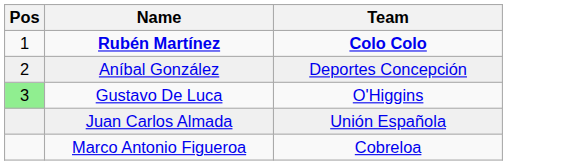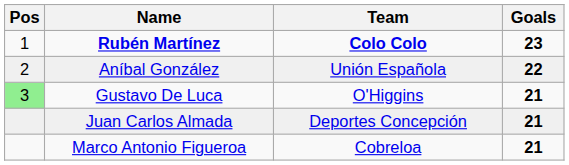+ column: (533, 18)
(388, 70) Deportes Concepción -> (388, 70) Unión Española
(388, 122) Unión Española -> (388, 122) Deportes Concepción
